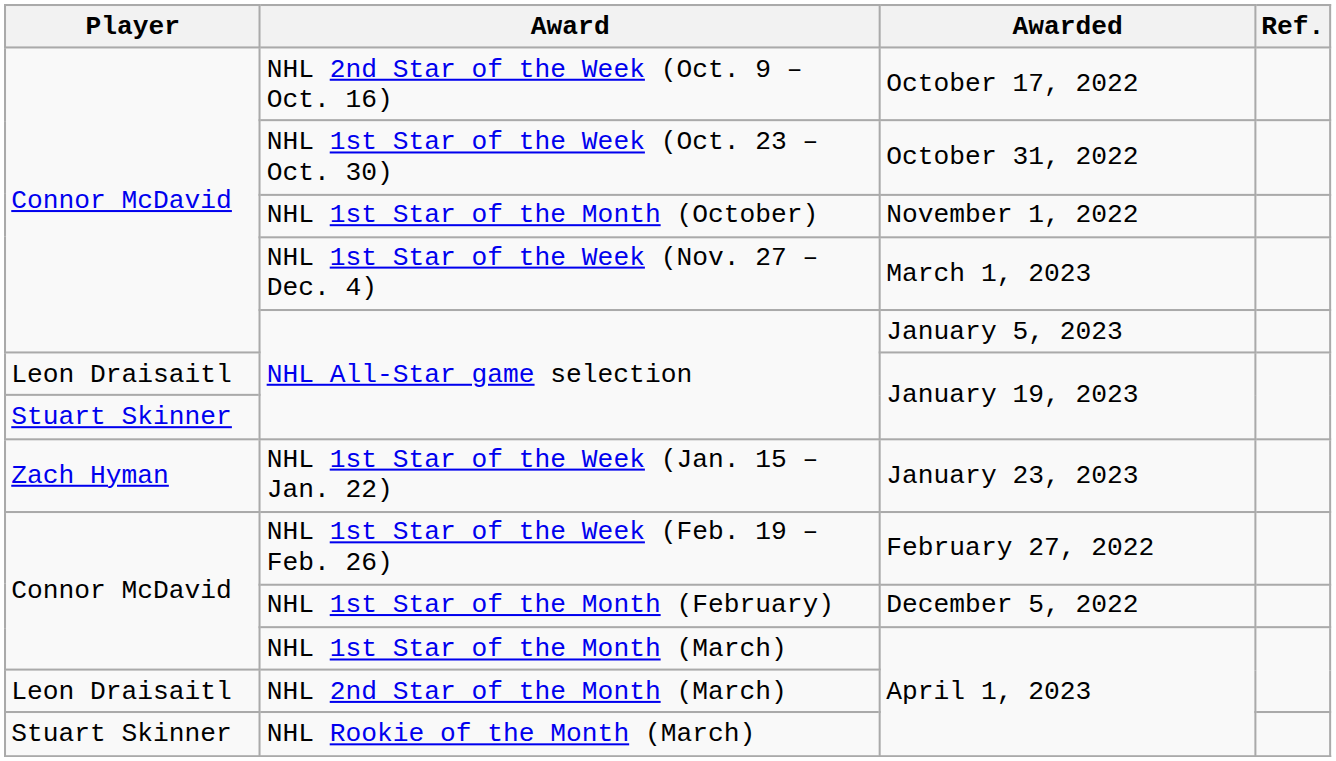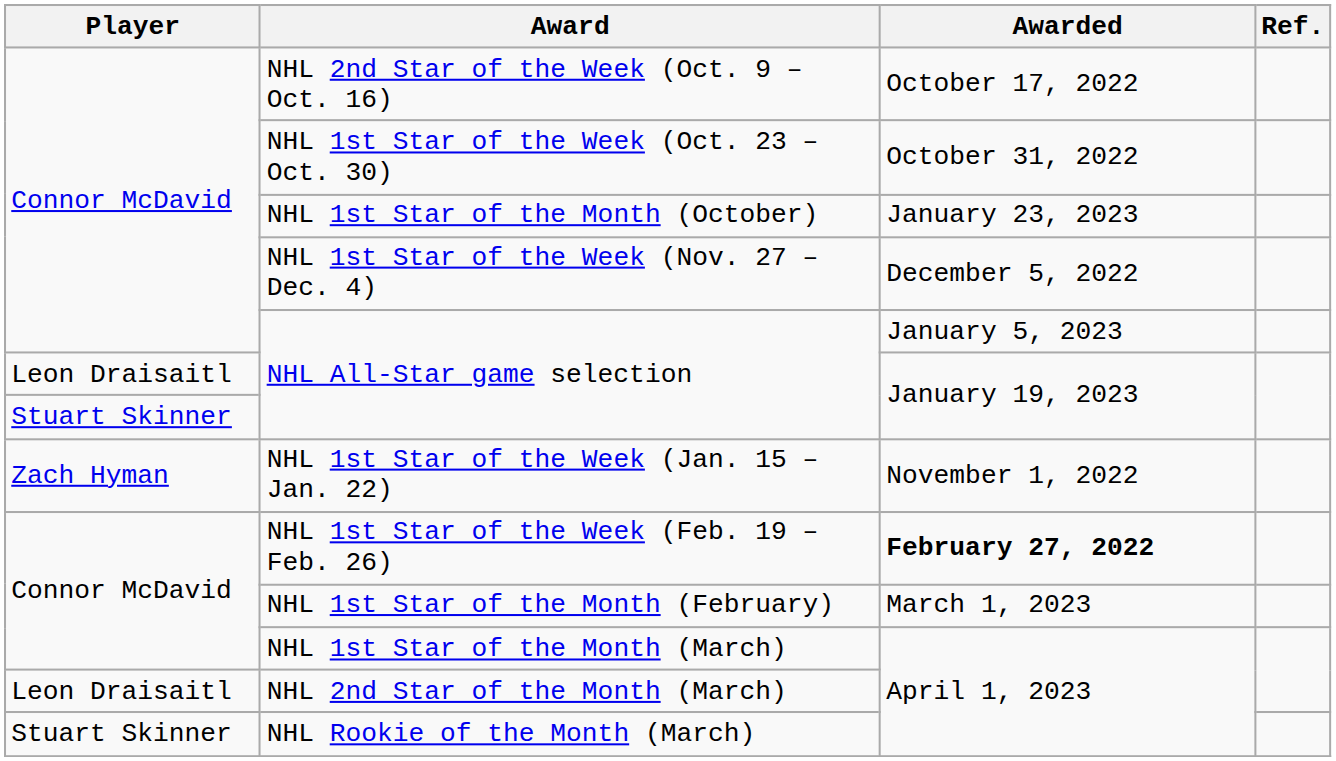(1012, 215) November 1, 2022 -> (1012, 215) January 23, 2023
(989, 273) March 1, 2023 -> (1012, 273) December 5, 2022
(1012, 475) January 23, 2023 -> (1012, 475) November 1, 2022
(1020, 548) normal -> (1020, 548) bold
(1012, 606) December 5, 2022 -> (989, 606) March 1, 2023
